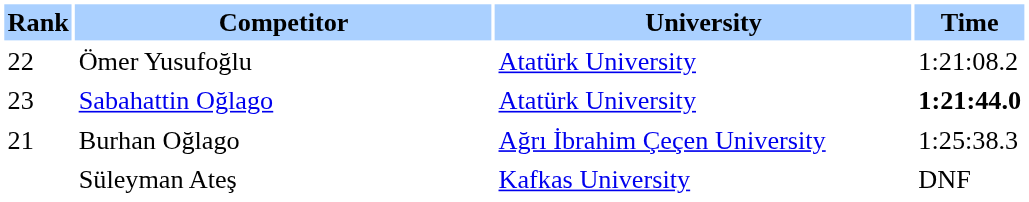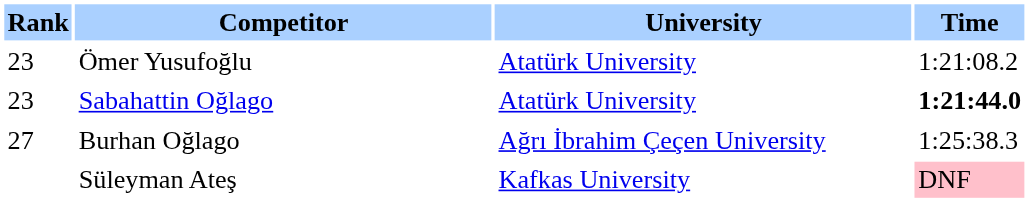(21, 61) 22 -> (21, 61) 23
(21, 140) 21 -> (21, 140) 27
(945, 179) no background -> (945, 179) pink background
